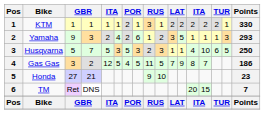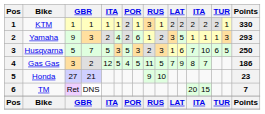(182, 50) 1 -> (182, 50) 6
(193, 50) 4 -> (193, 50) 7
